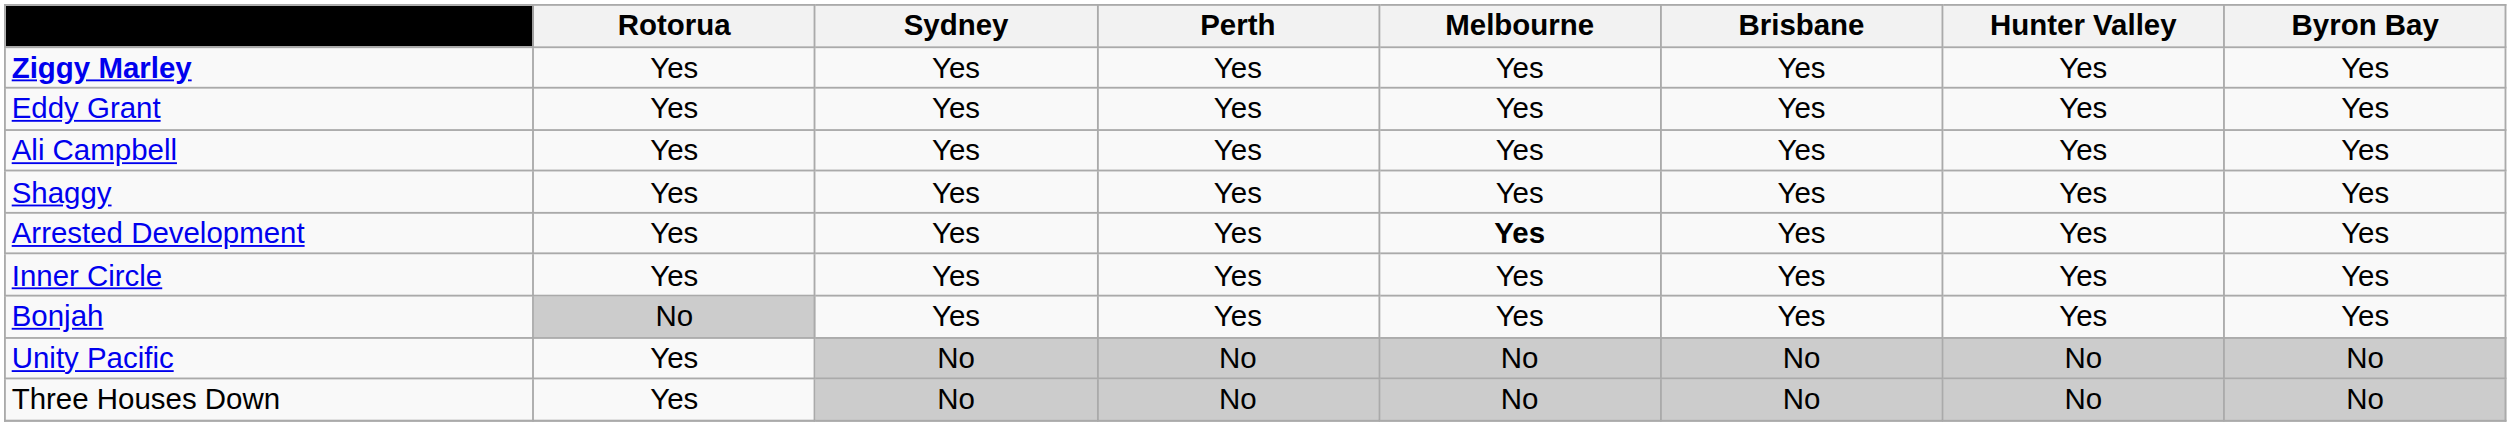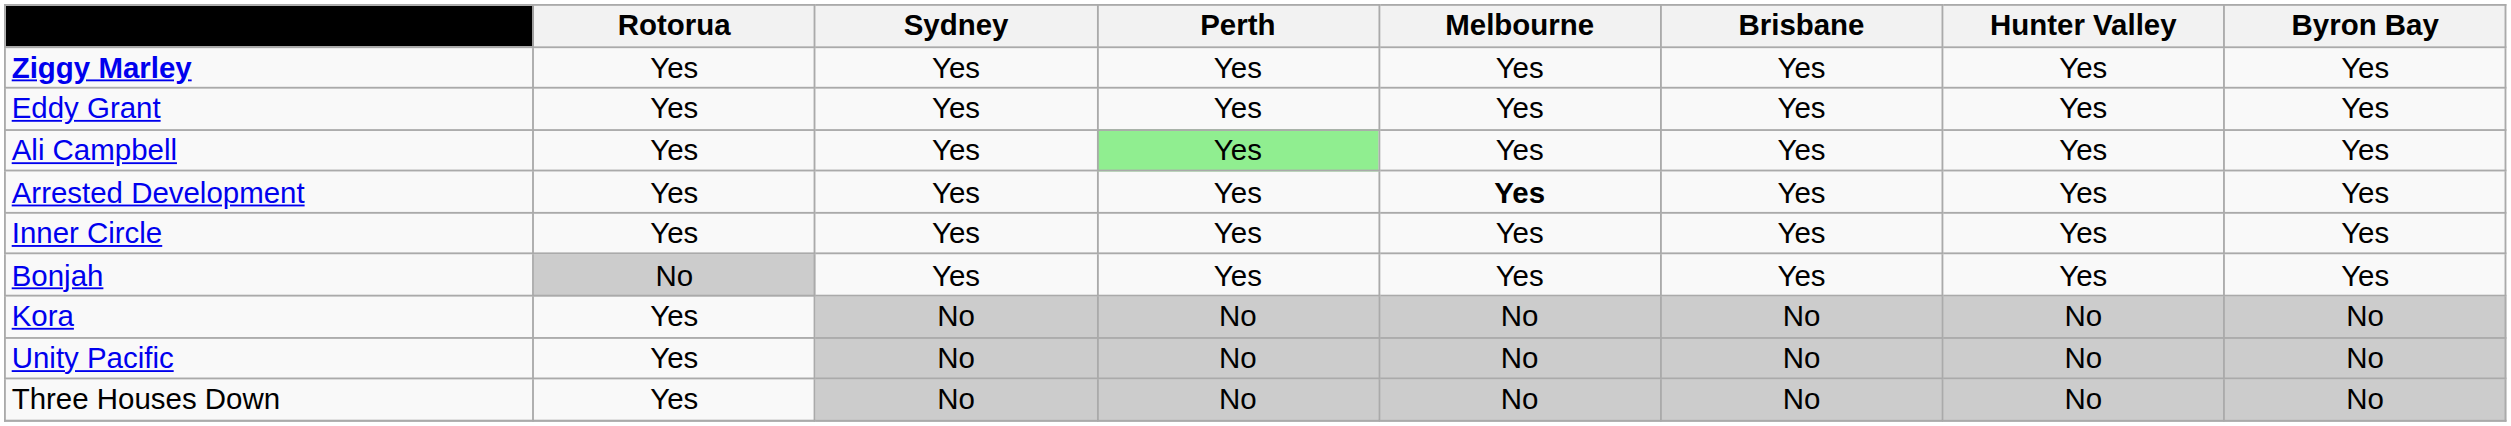(1238, 150) no background -> (1238, 150) lightgreen background
- row: (62, 192)
+ row: (43, 316)
